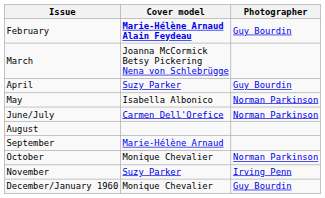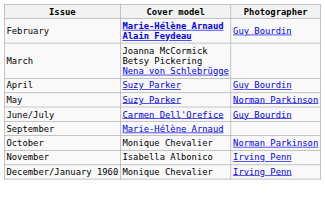(168, 100) Isabella Albonico -> (152, 100) Suzy Parker
(276, 114) Norman Parkinson -> (262, 114) Guy Bourdin
- row: (22, 129)
(152, 172) Suzy Parker -> (168, 157) Isabella Albonico
(262, 186) Guy Bourdin -> (262, 172) Irving Penn
